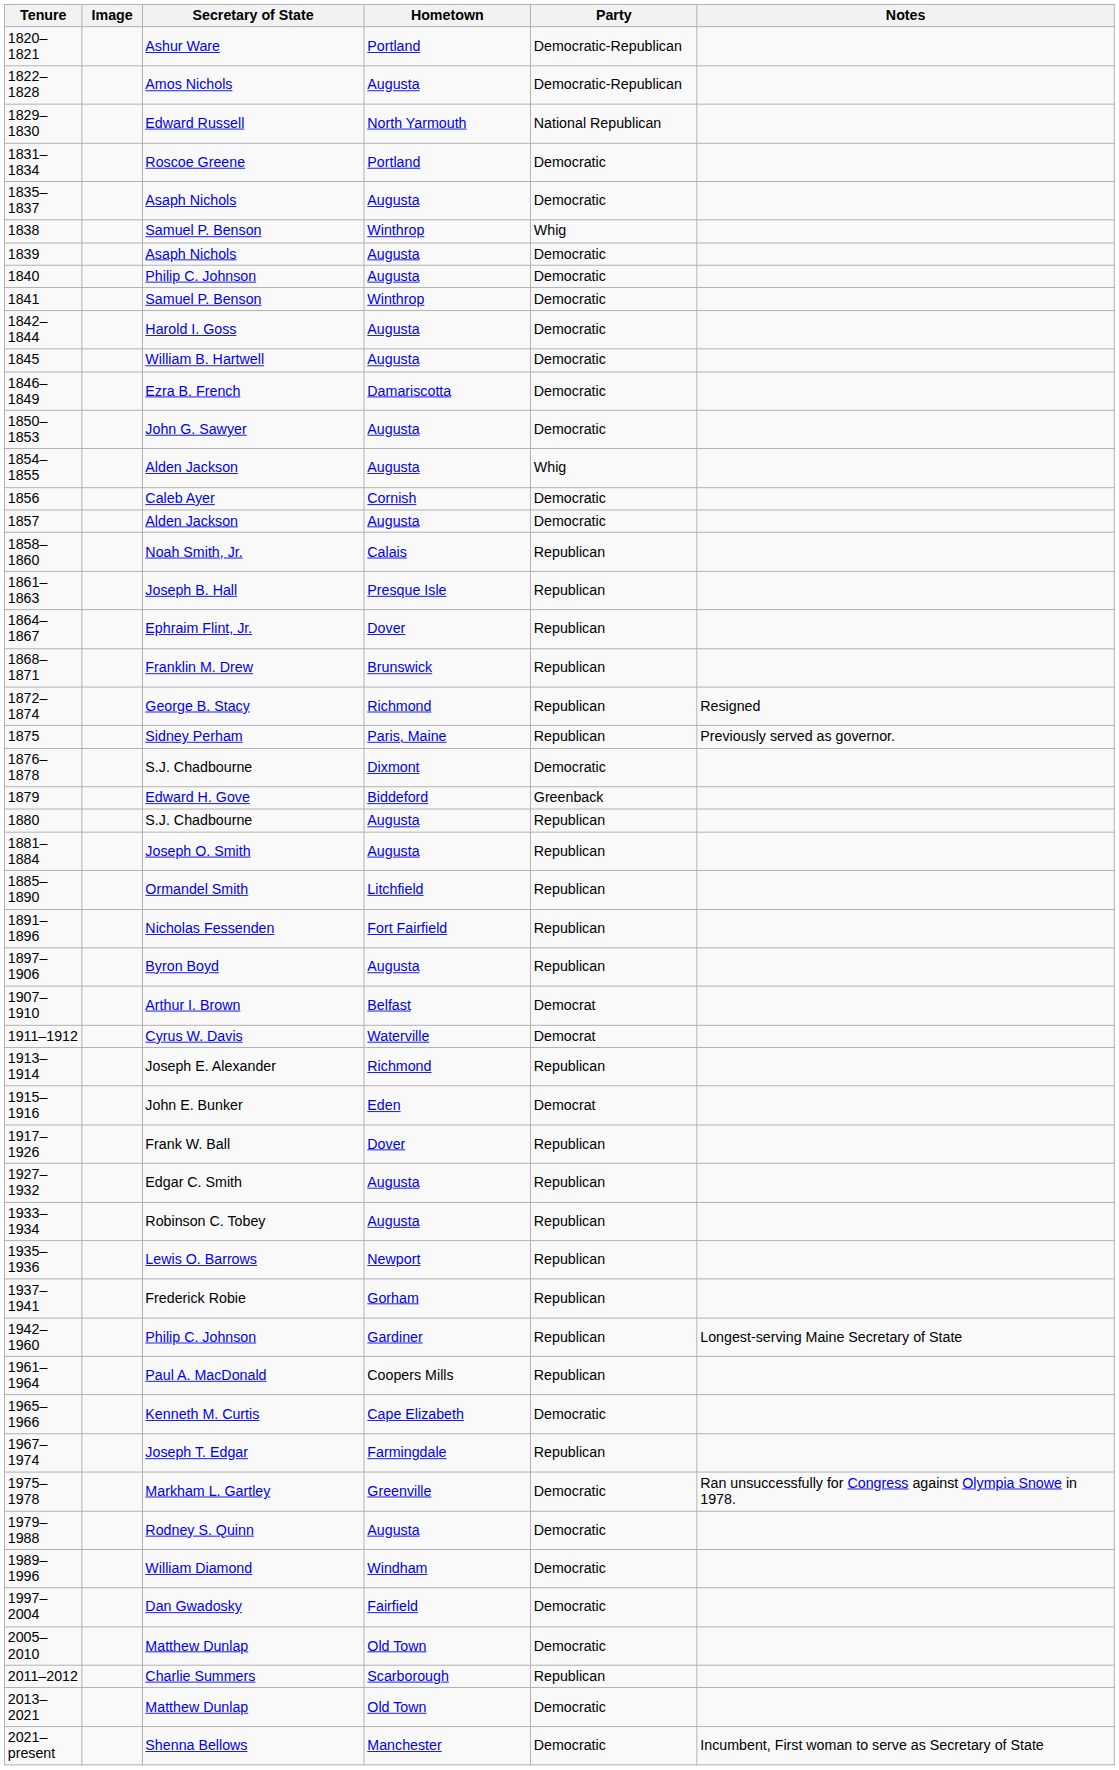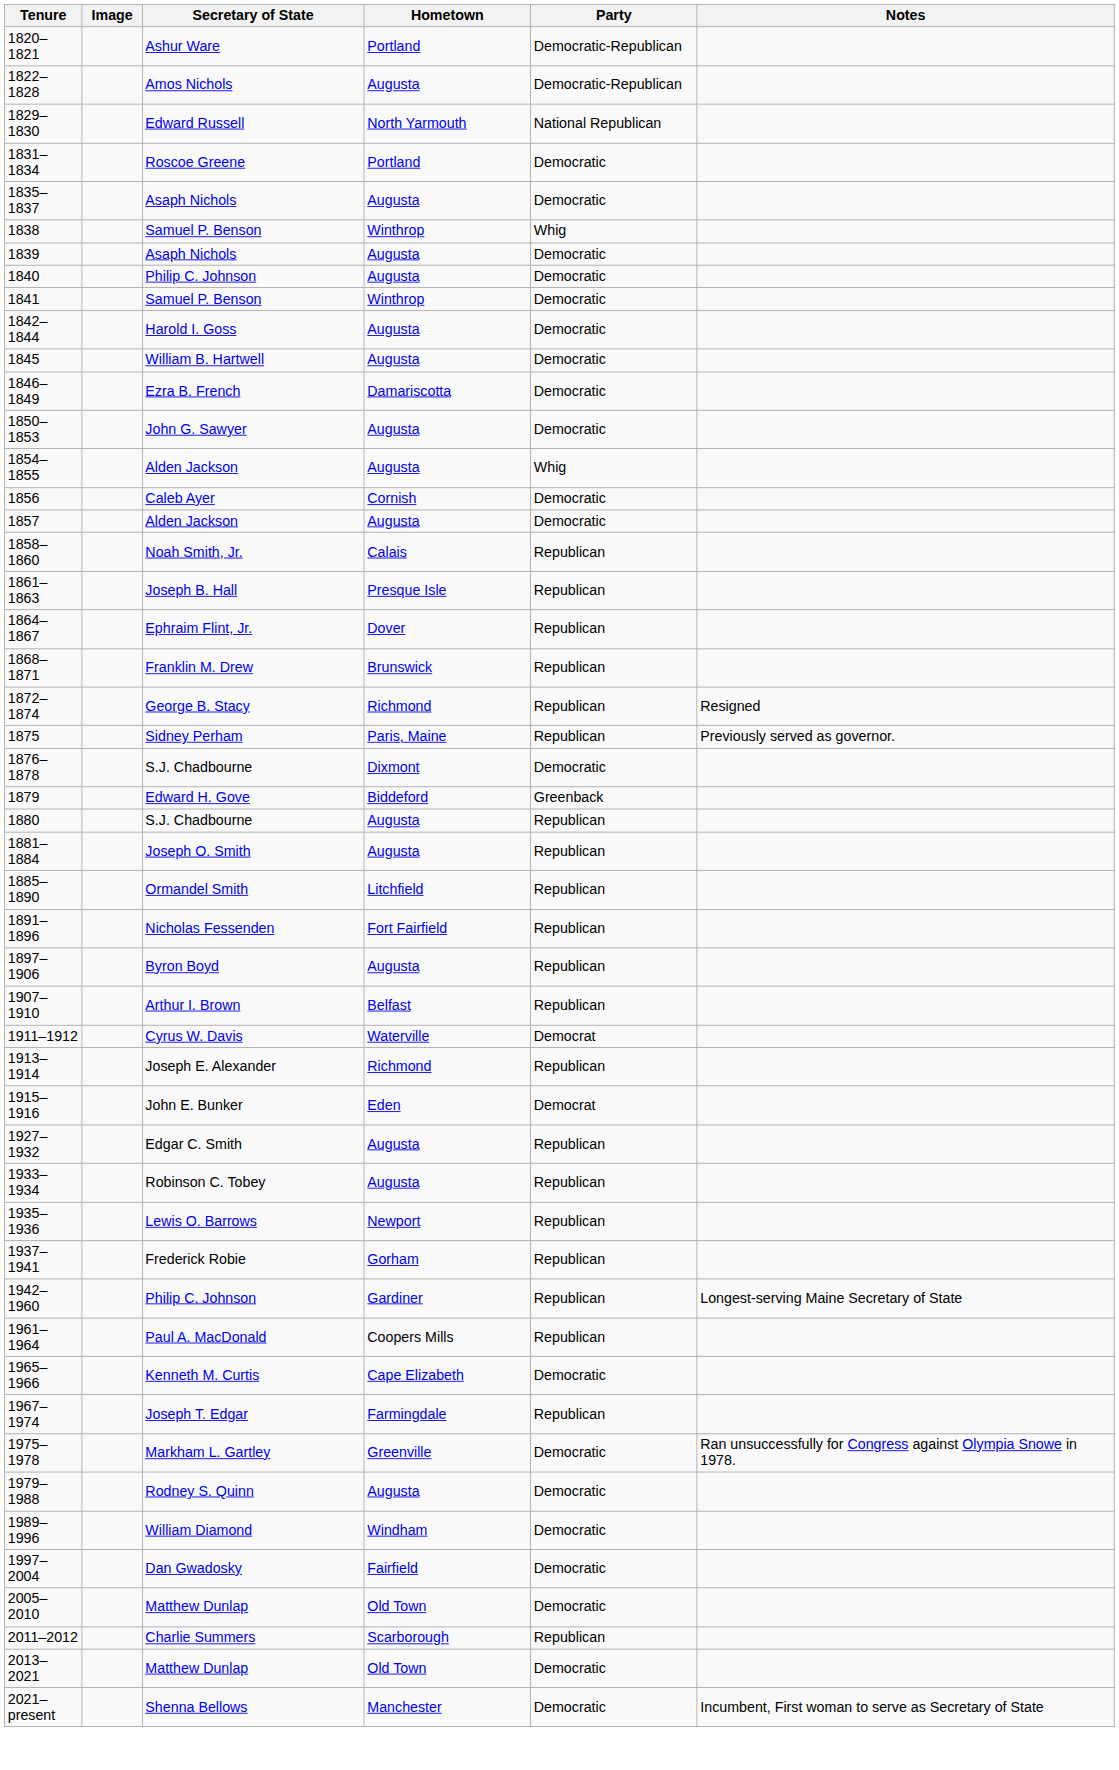(565, 1005) Democrat -> (569, 1005) Republican
- row: (28, 1144)
